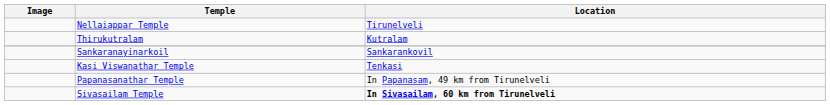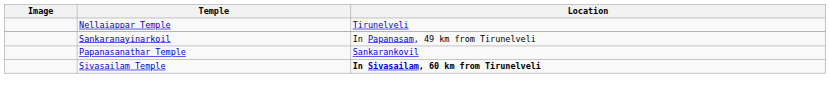- row: (110, 39)
(400, 53) Sankarankovil -> (444, 39) In Papanasam, 49 km from Tirunelveli
- row: (135, 66)
(458, 80) In Papanasam, 49 km from Tirunelveli -> (386, 53) Sankarankovil
